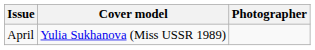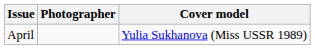columns swapped: (133, 14) <-> (269, 14)
